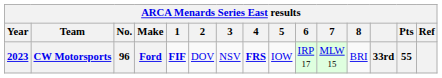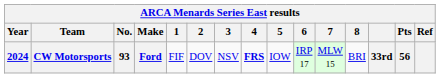(18, 57) 2023 -> (18, 57) 2024
(124, 57) 96 -> (124, 57) 93
(177, 57) bold -> (176, 57) normal
(406, 57) 55 -> (405, 57) 56
